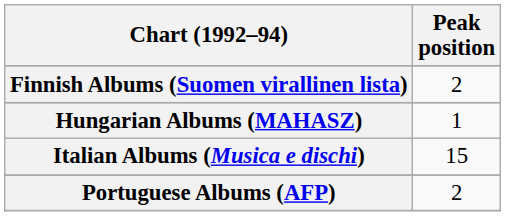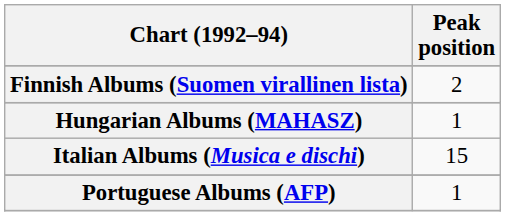(457, 192) 2 -> (457, 192) 1
